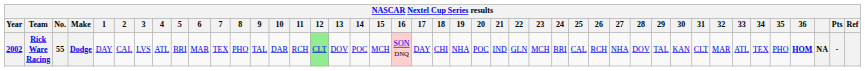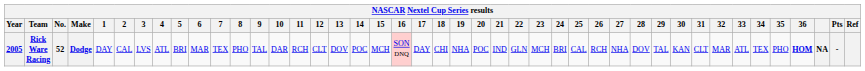(14, 49) 2002 -> (14, 49) 2005
(60, 49) 55 -> (60, 49) 52
(319, 49) lightgreen background -> (319, 49) no background
